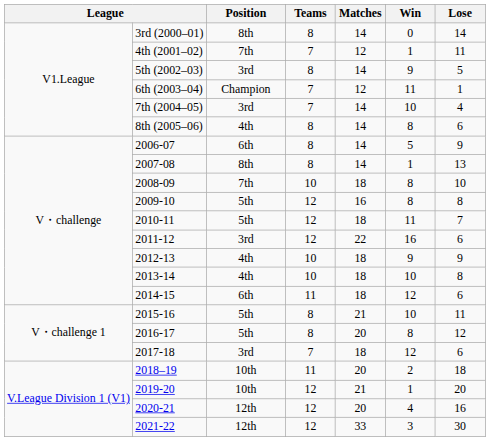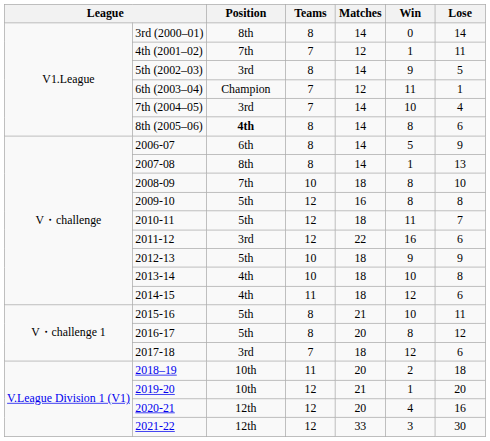(246, 126) normal -> (246, 126) bold
(246, 257) 4th -> (246, 257) 5th
(246, 295) 6th -> (246, 295) 4th
